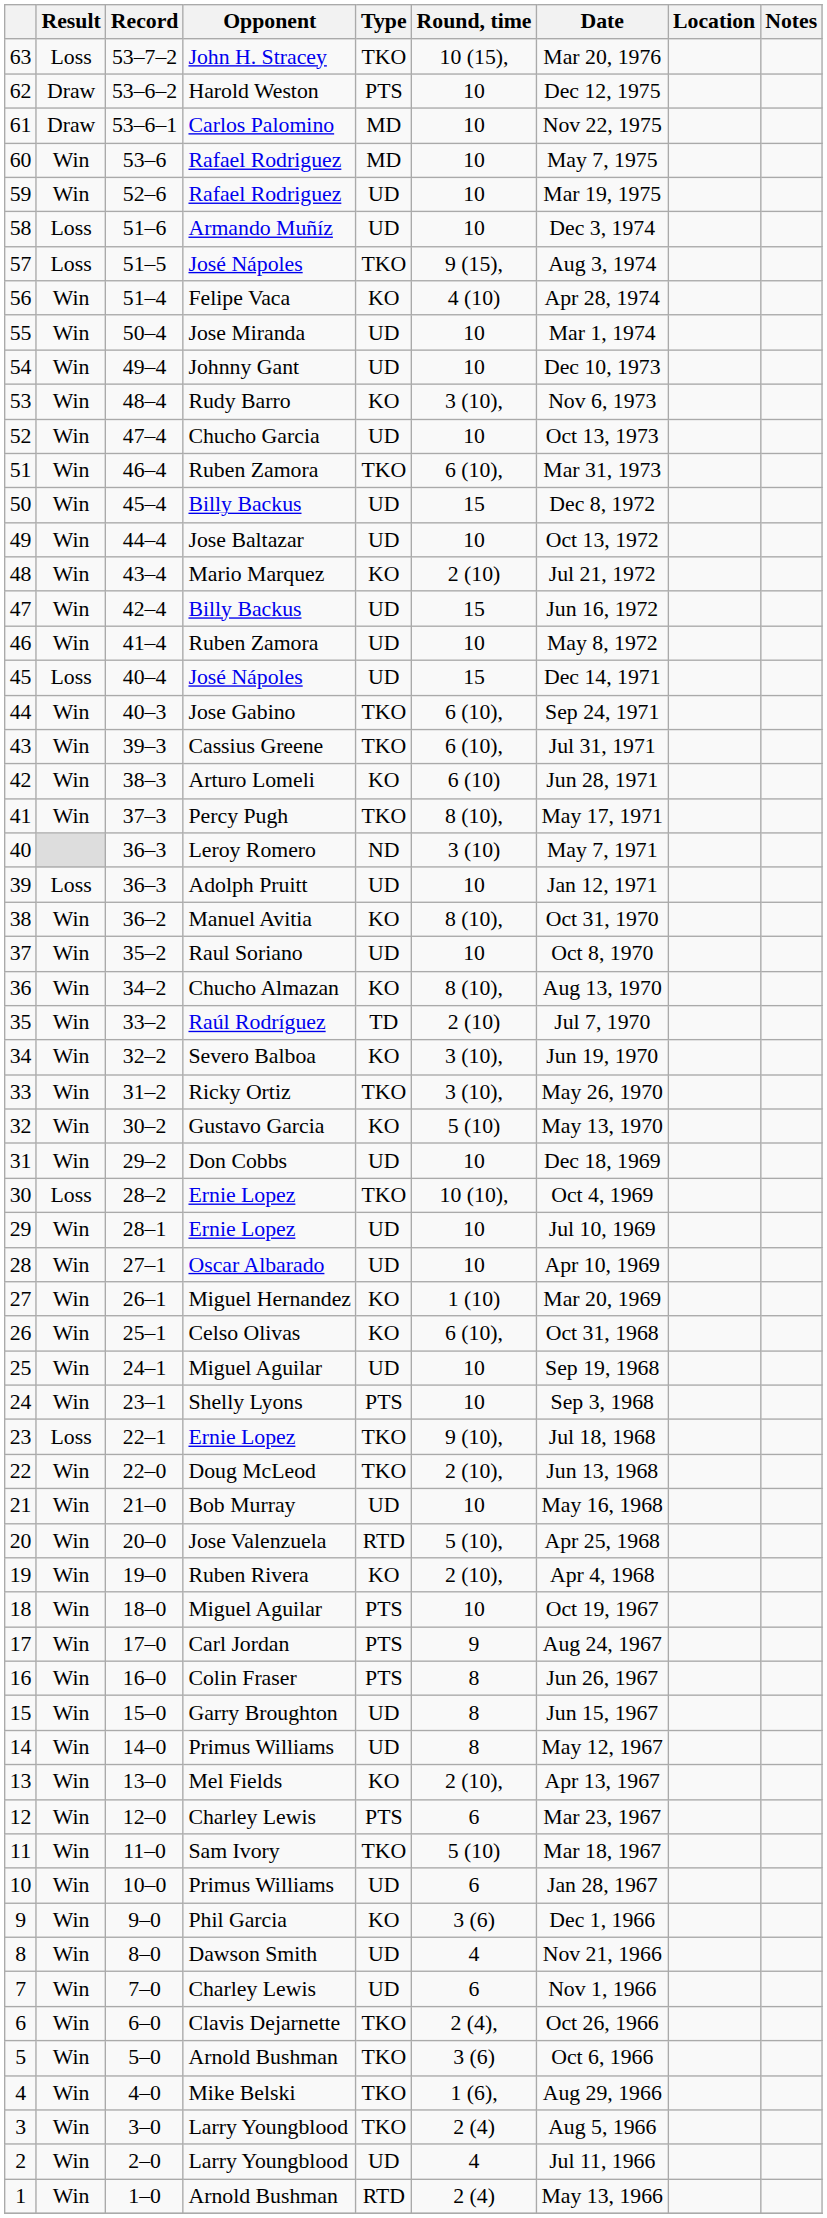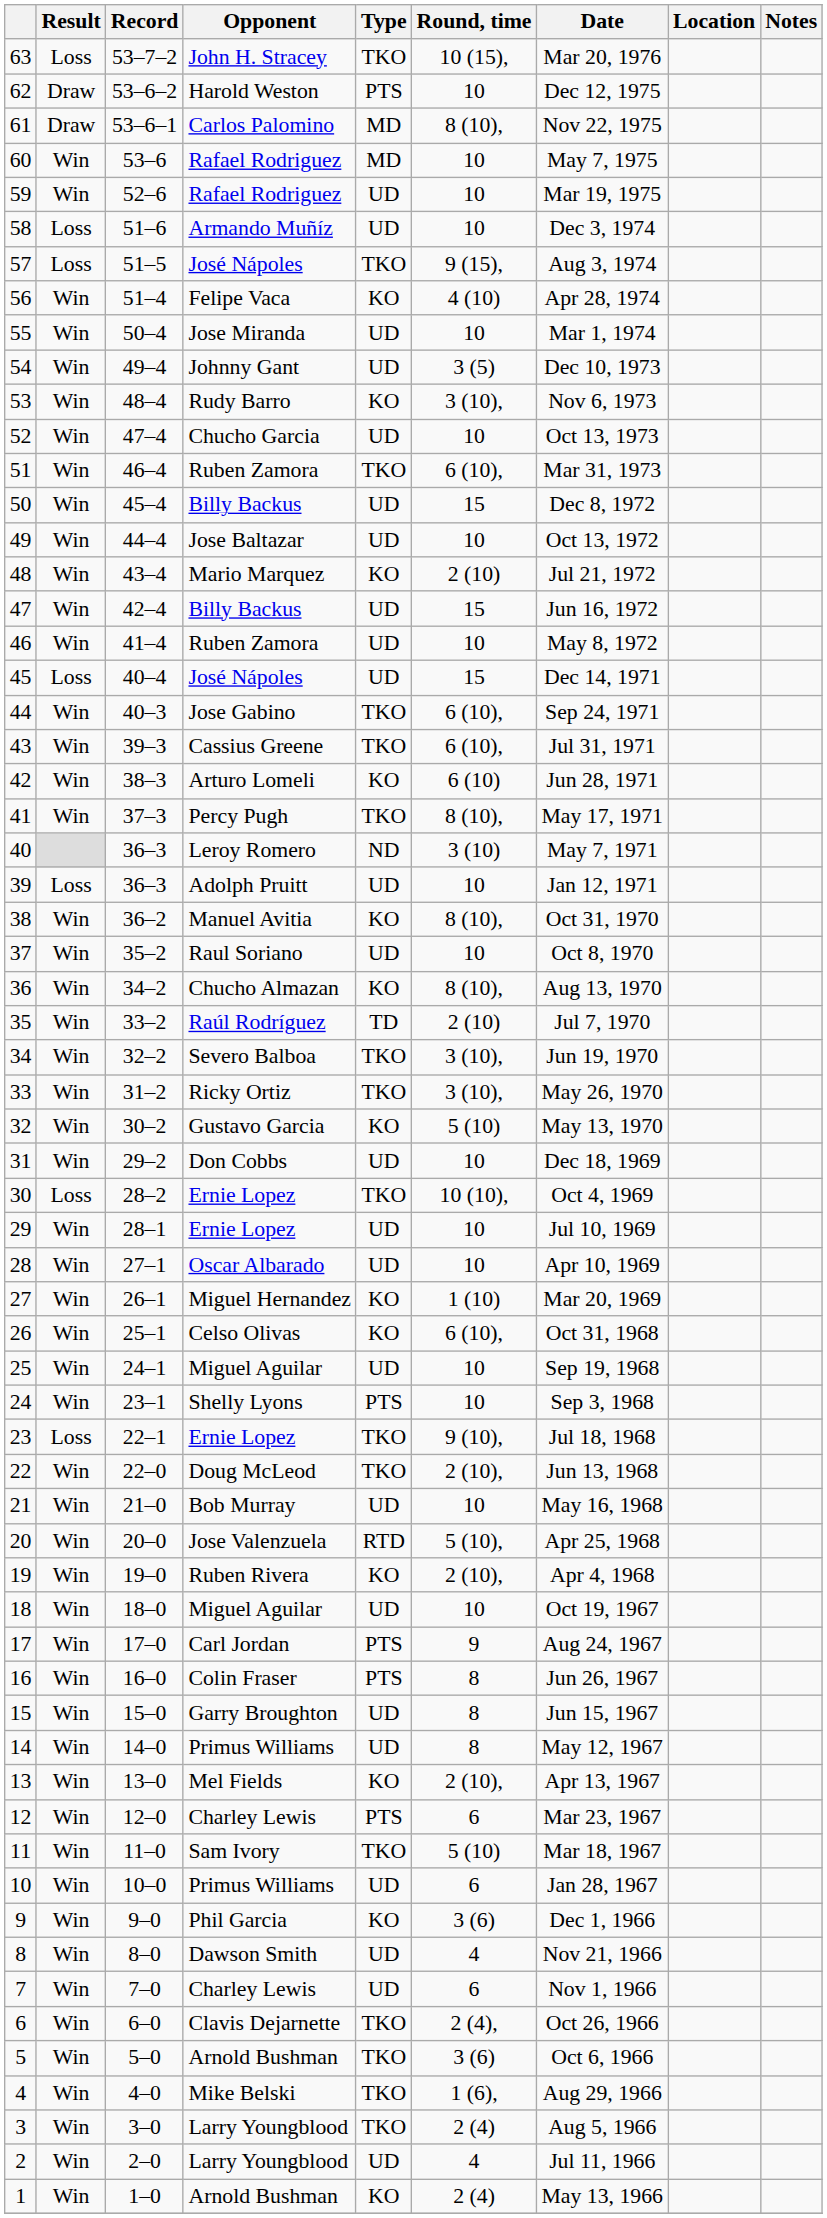(474, 125) 10 -> (474, 125) 8 (10),
(474, 366) 10 -> (474, 366) 3 (5)
(384, 1057) KO -> (384, 1057) TKO
(384, 1609) PTS -> (384, 1609) UD
(384, 2195) RTD -> (384, 2195) KO
